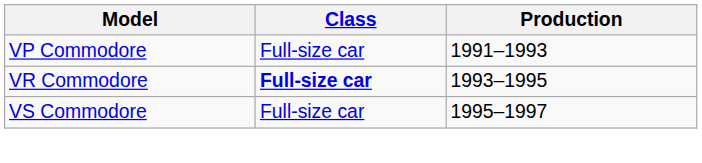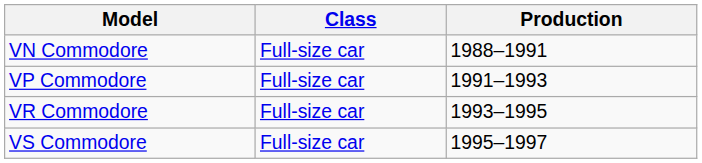+ row: (78, 50)
(316, 81) bold -> (312, 111) normal
